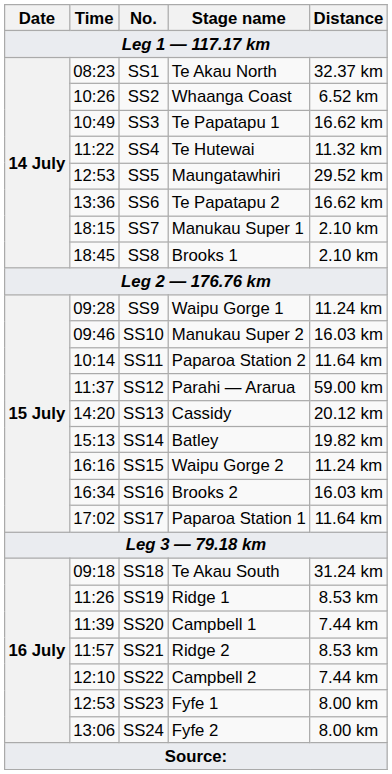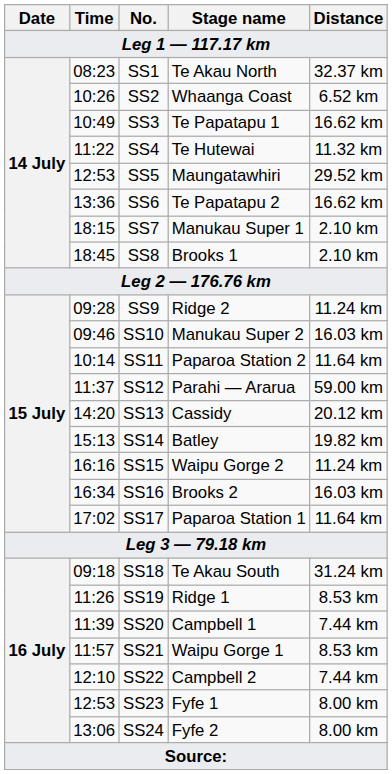(228, 307) Waipu Gorge 1 -> (201, 307) Ridge 2
(201, 650) Ridge 2 -> (228, 650) Waipu Gorge 1
